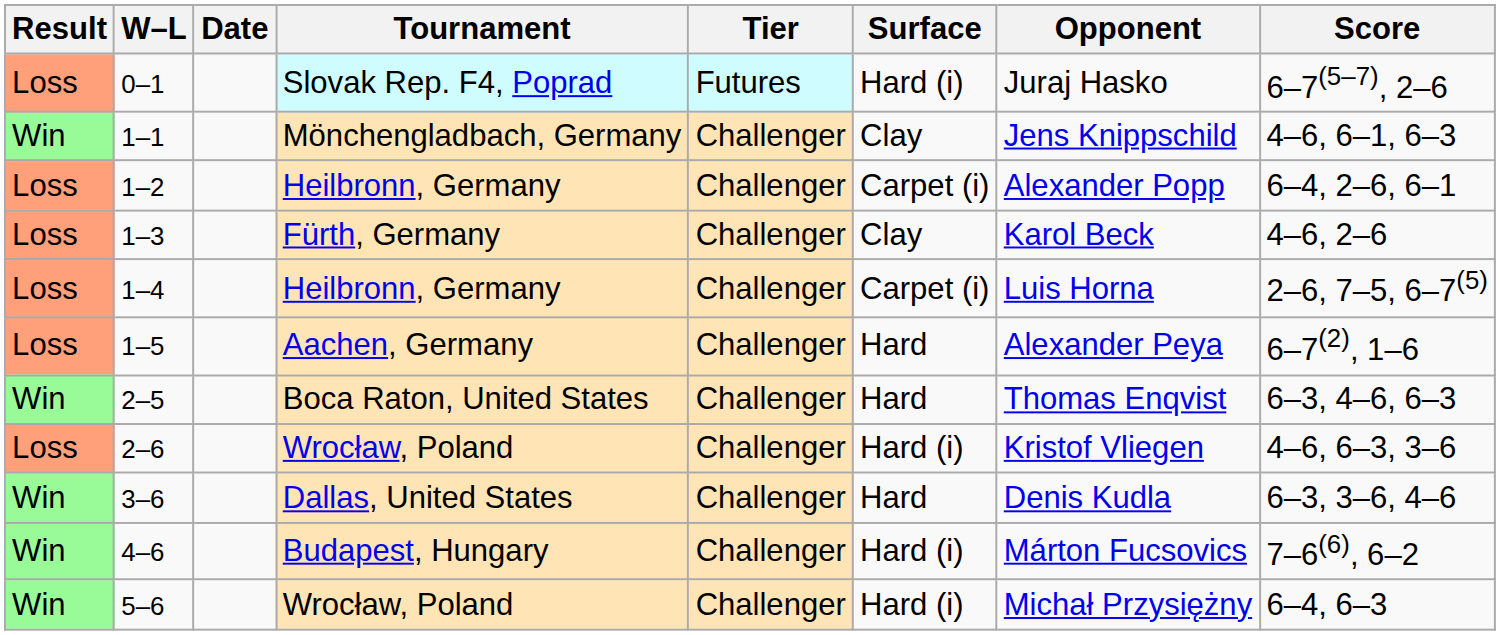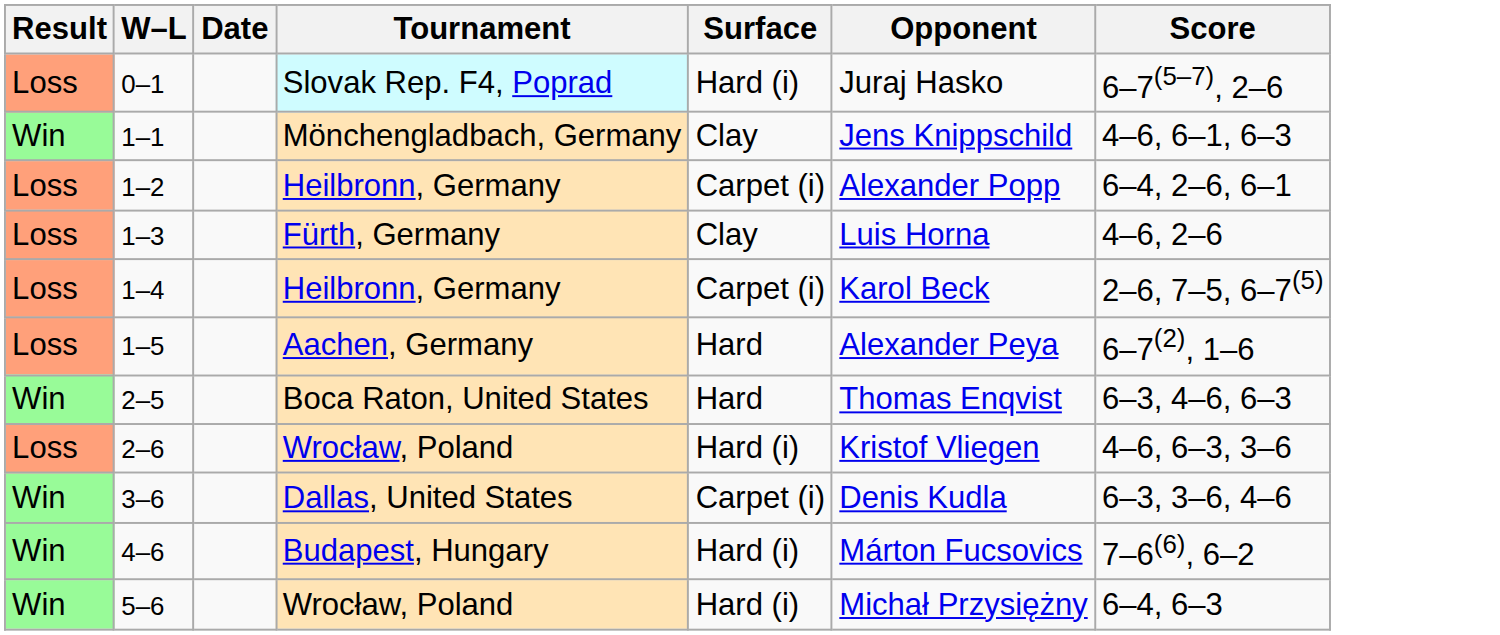- column: (771, 29)
(1079, 234) Karol Beck -> (914, 234) Luis Horna
(1079, 287) Luis Horna -> (914, 287) Karol Beck
(894, 497) Hard -> (760, 497) Carpet (i)
